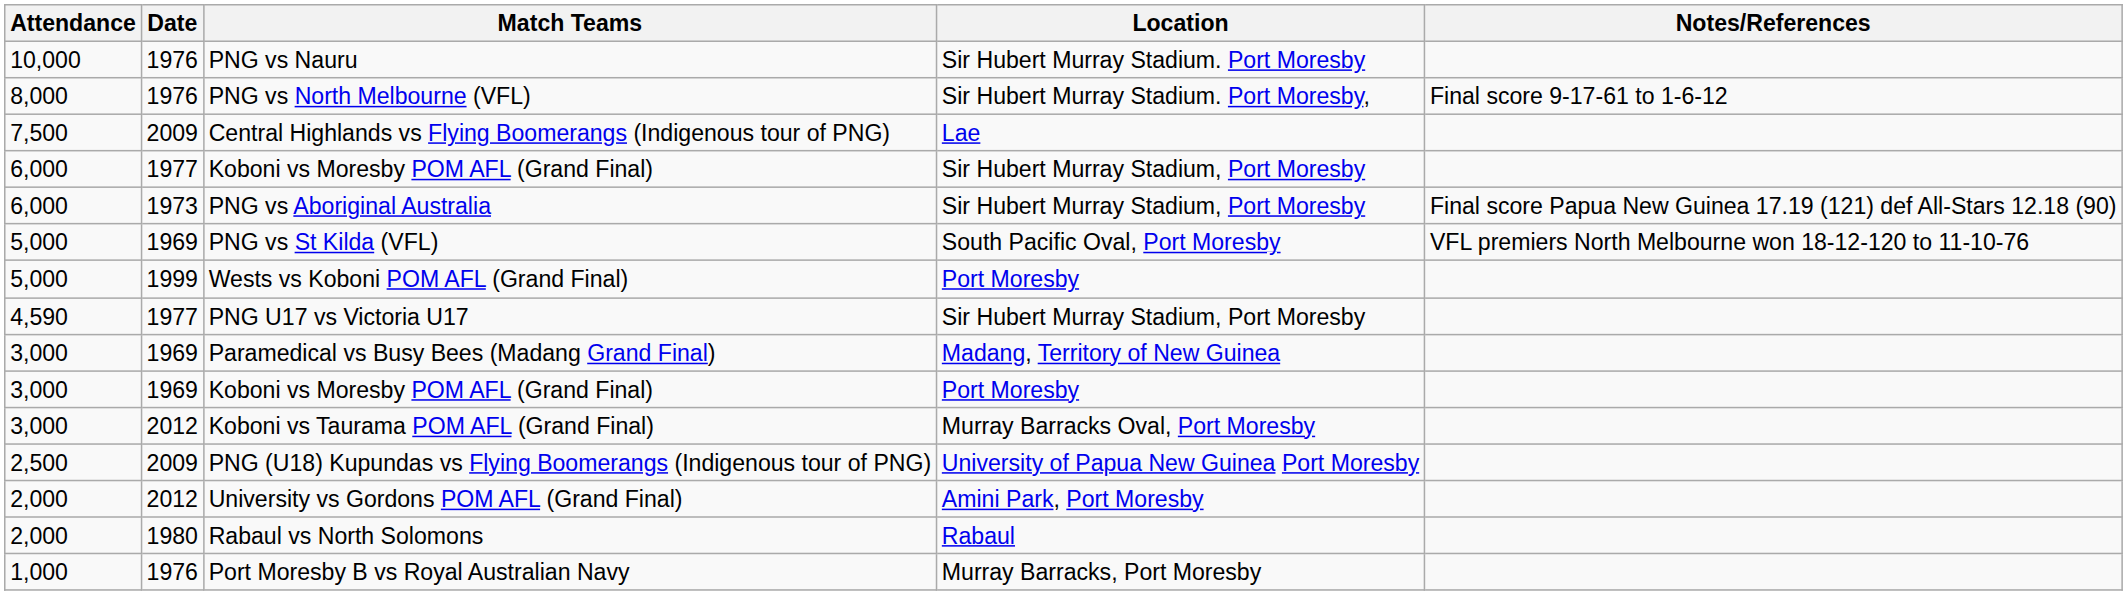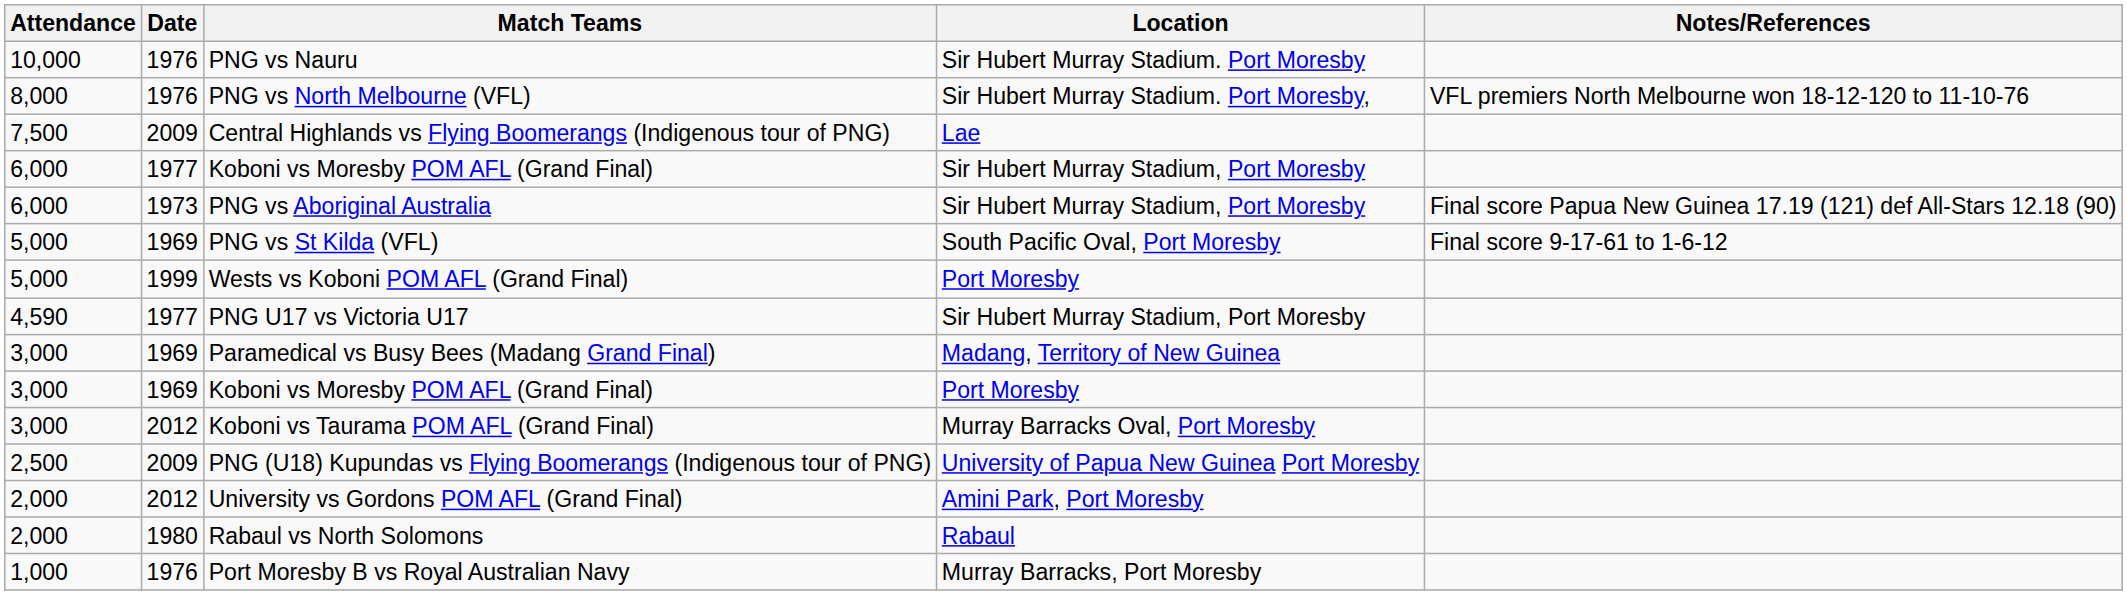(1579, 96) Final score 9-17-61 to 1-6-12 -> (1730, 96) VFL premiers North Melbourne won 18-12-120 to 11-10-76
(1730, 243) VFL premiers North Melbourne won 18-12-120 to 11-10-76 -> (1579, 243) Final score 9-17-61 to 1-6-12
